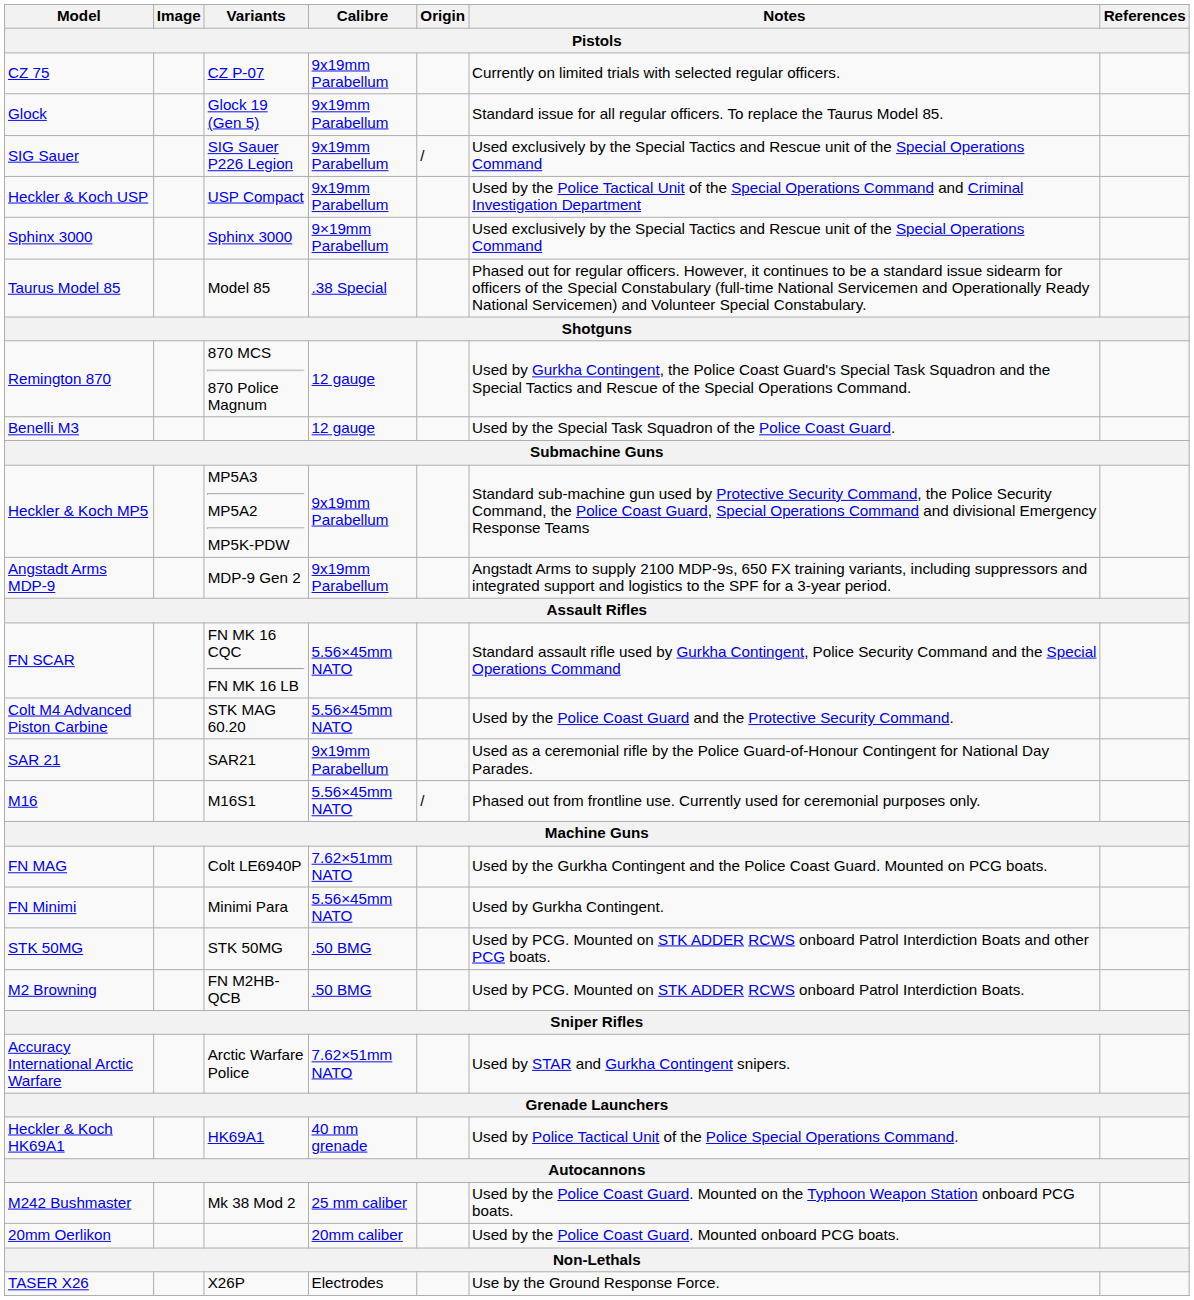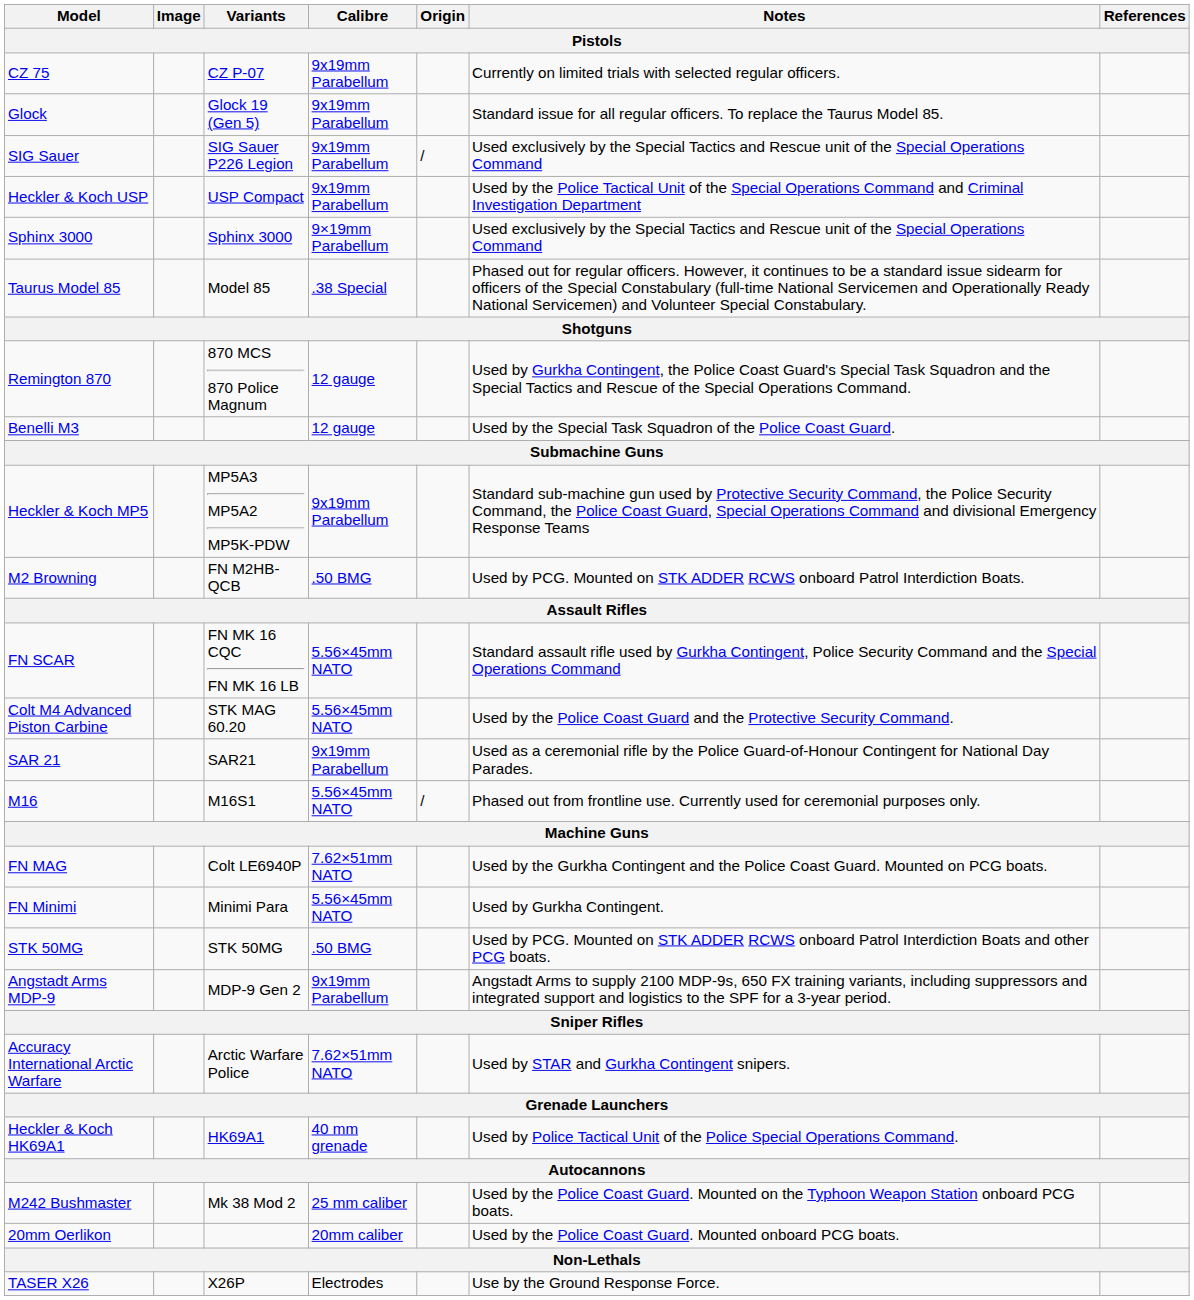rows swapped: (57, 577) <-> (52, 989)
